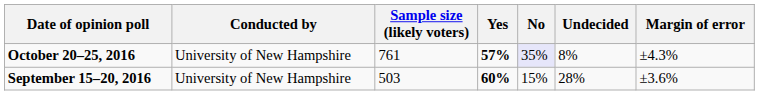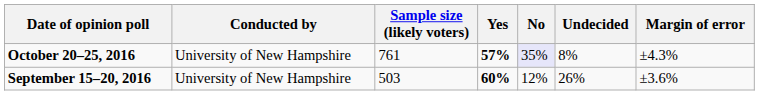(534, 78) 15% -> (534, 78) 12%
(572, 78) 28% -> (572, 78) 26%
